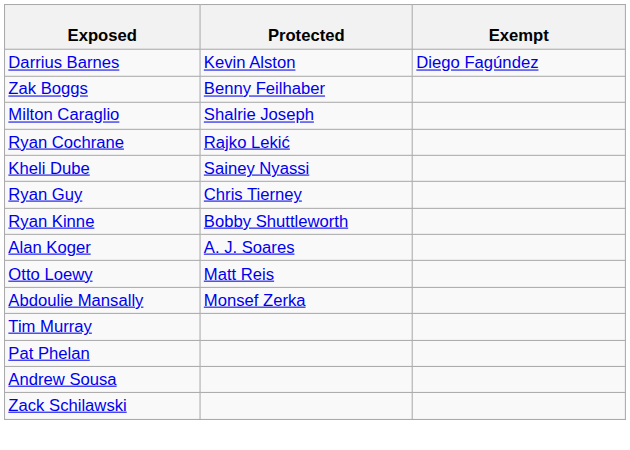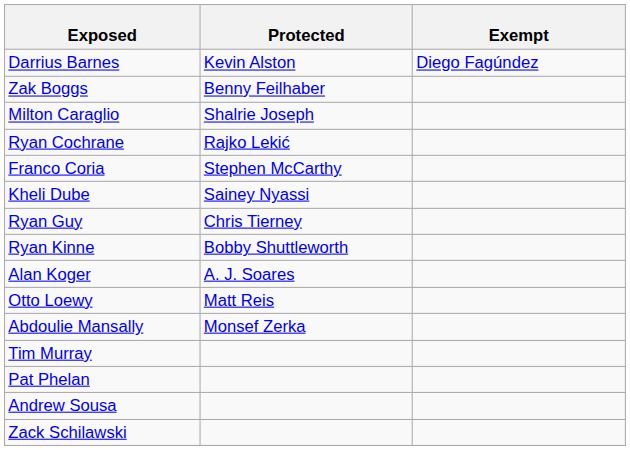+ row: (56, 168)
